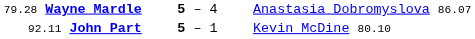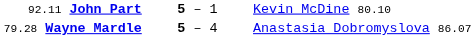rows swapped: (73, 9) <-> (85, 29)
